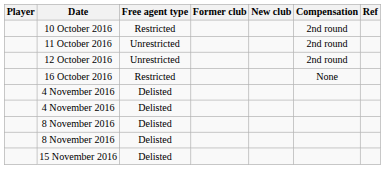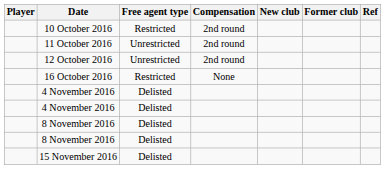columns swapped: (220, 12) <-> (327, 12)
